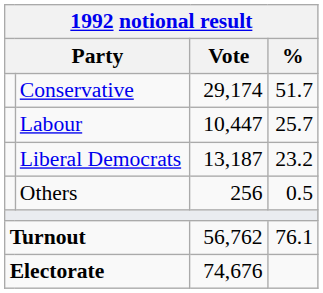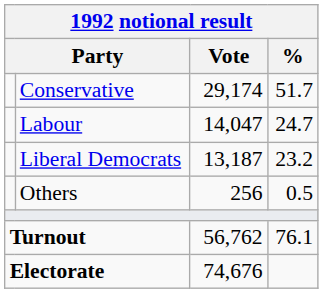(233, 124) 10,447 -> (233, 124) 14,047
(294, 124) 25.7 -> (294, 124) 24.7
